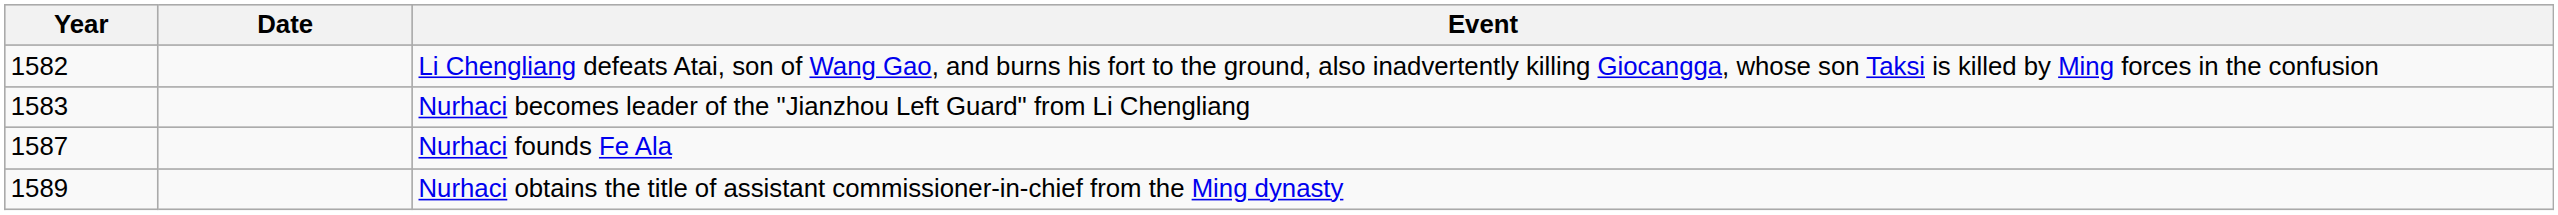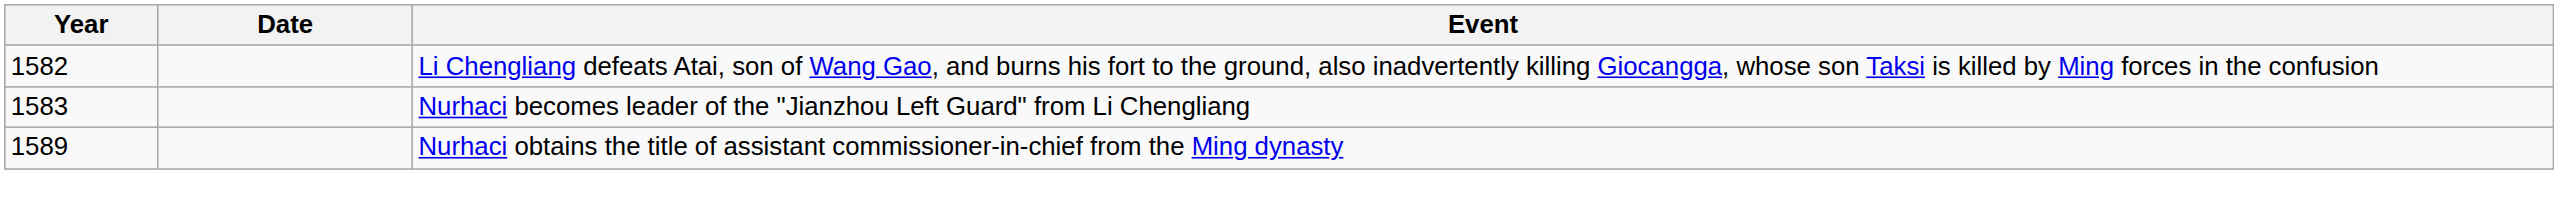- row: (545, 147)
